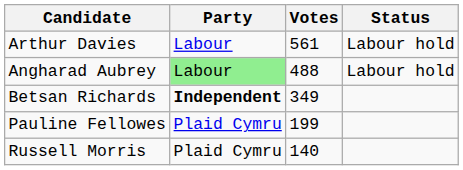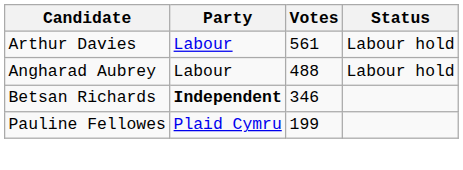(203, 71) lightgreen background -> (203, 71) no background
(304, 98) 349 -> (304, 98) 346
- row: (77, 151)
